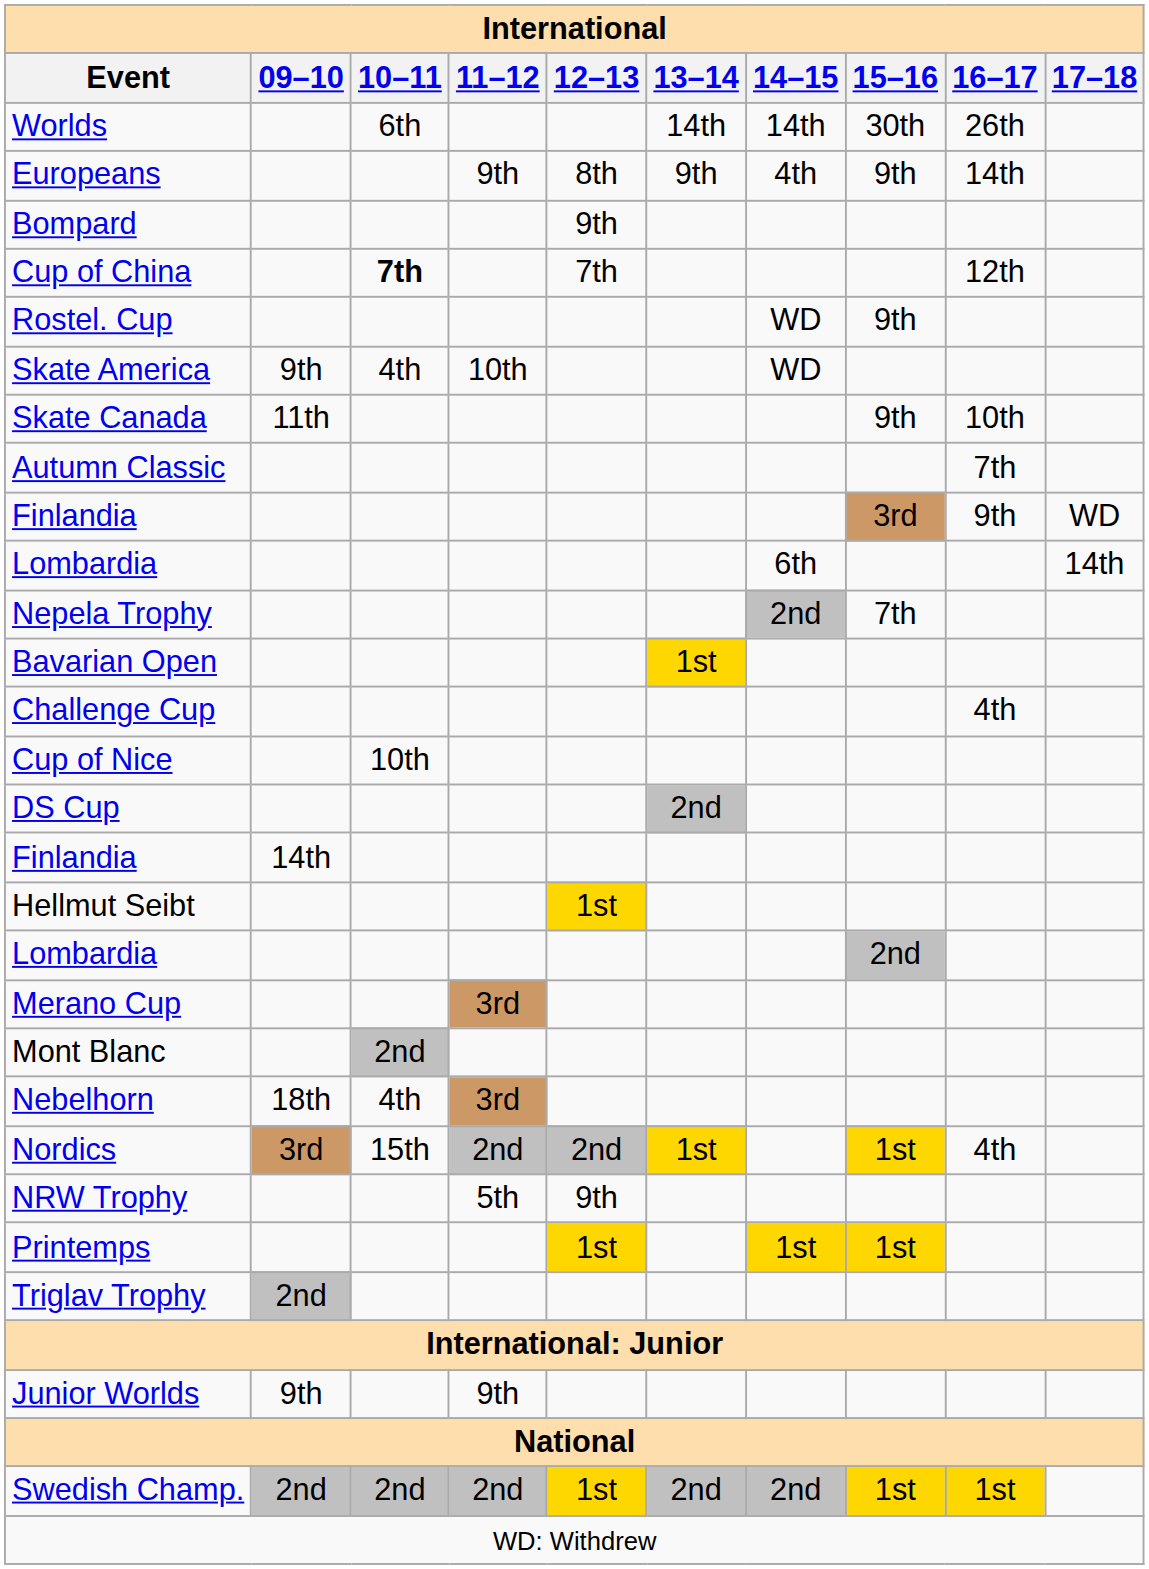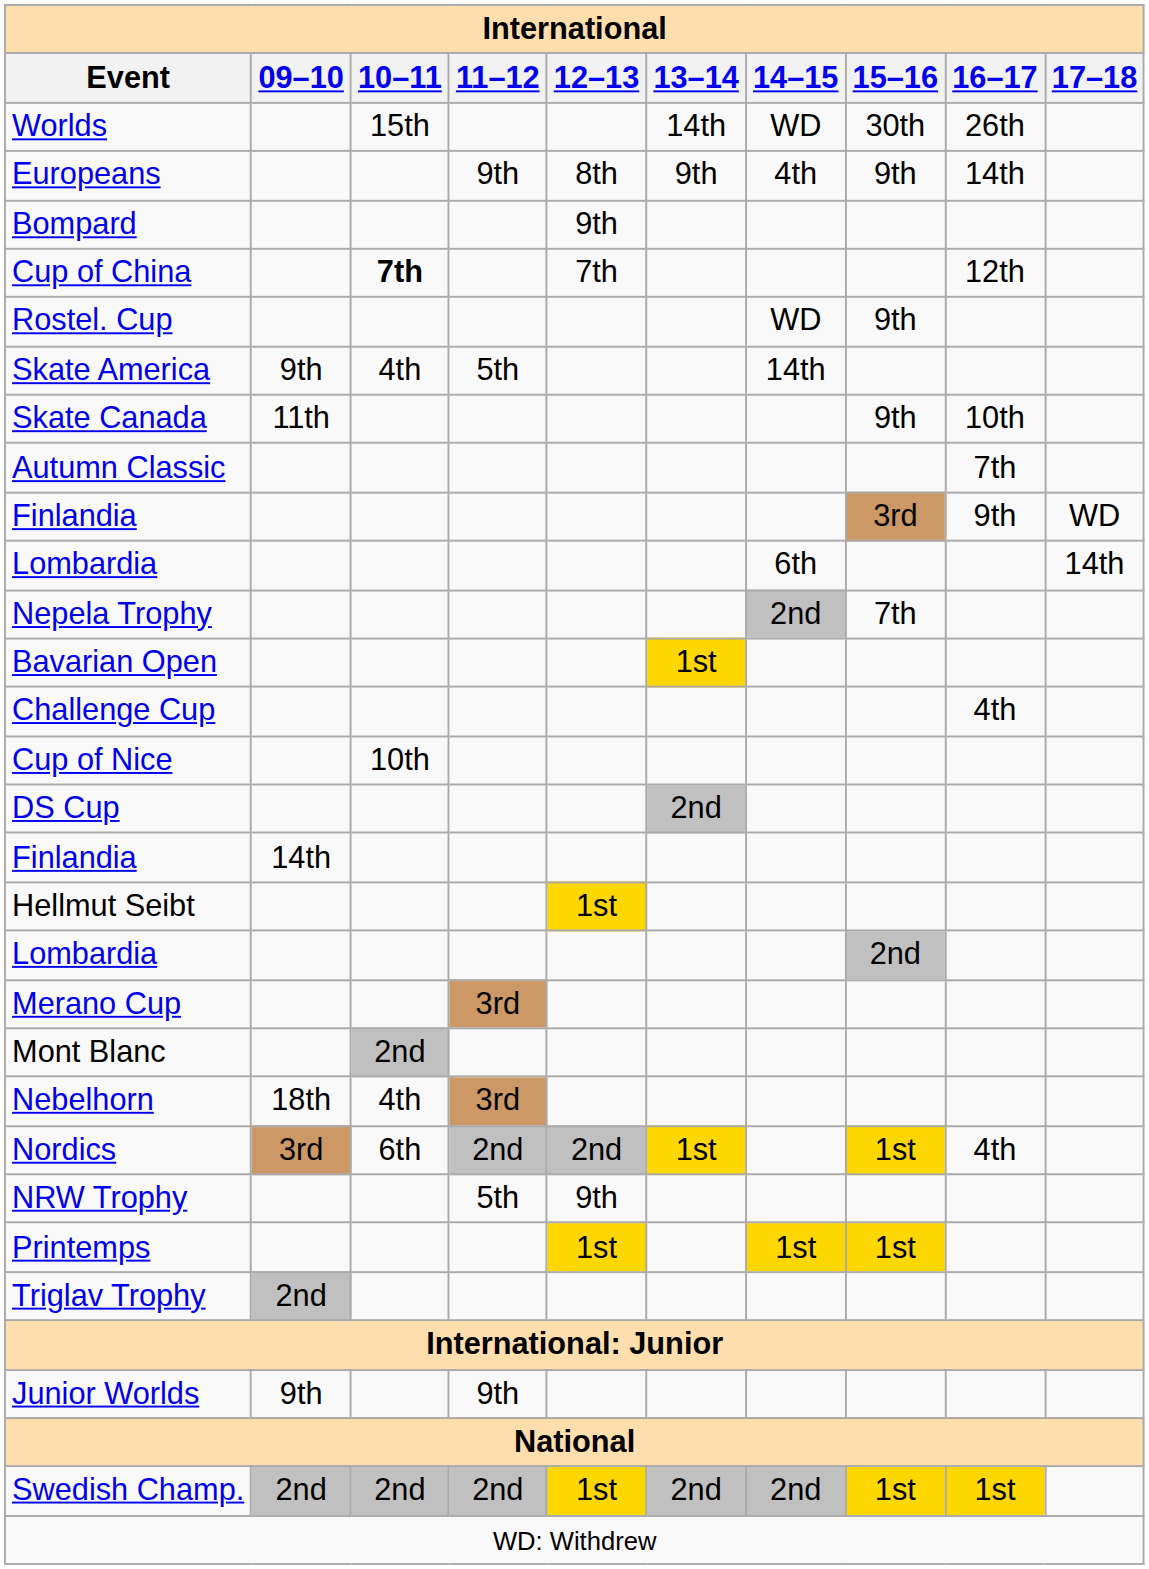(400, 126) 6th -> (400, 126) 15th
(796, 126) 14th -> (796, 126) WD
(498, 369) 10th -> (498, 369) 5th
(796, 369) WD -> (796, 369) 14th
(400, 1149) 15th -> (400, 1149) 6th
